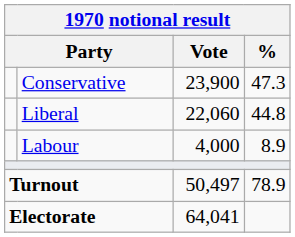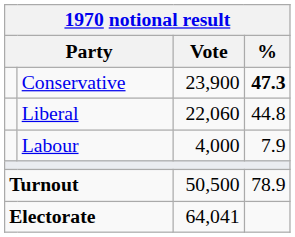(268, 82) normal -> (268, 82) bold
(273, 144) 8.9 -> (273, 144) 7.9
(213, 185) 50,497 -> (213, 185) 50,500
